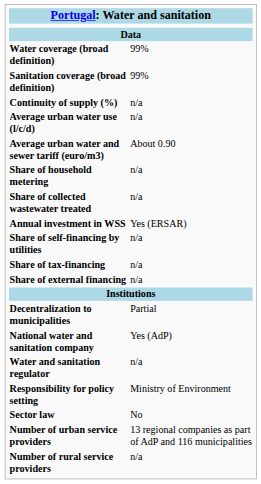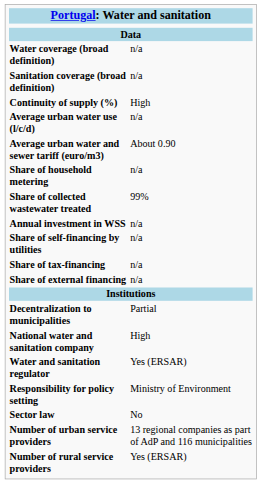(139, 49) 99% -> (136, 49) n/a
(139, 75) 99% -> (136, 75) n/a
(136, 102) n/a -> (140, 102) High
(136, 196) n/a -> (139, 196) 99%
(158, 223) Yes (ERSAR) -> (136, 223) n/a
(151, 335) Yes (AdP) -> (140, 335) High
(136, 362) n/a -> (158, 362) Yes (ERSAR)
(136, 456) n/a -> (158, 456) Yes (ERSAR)
